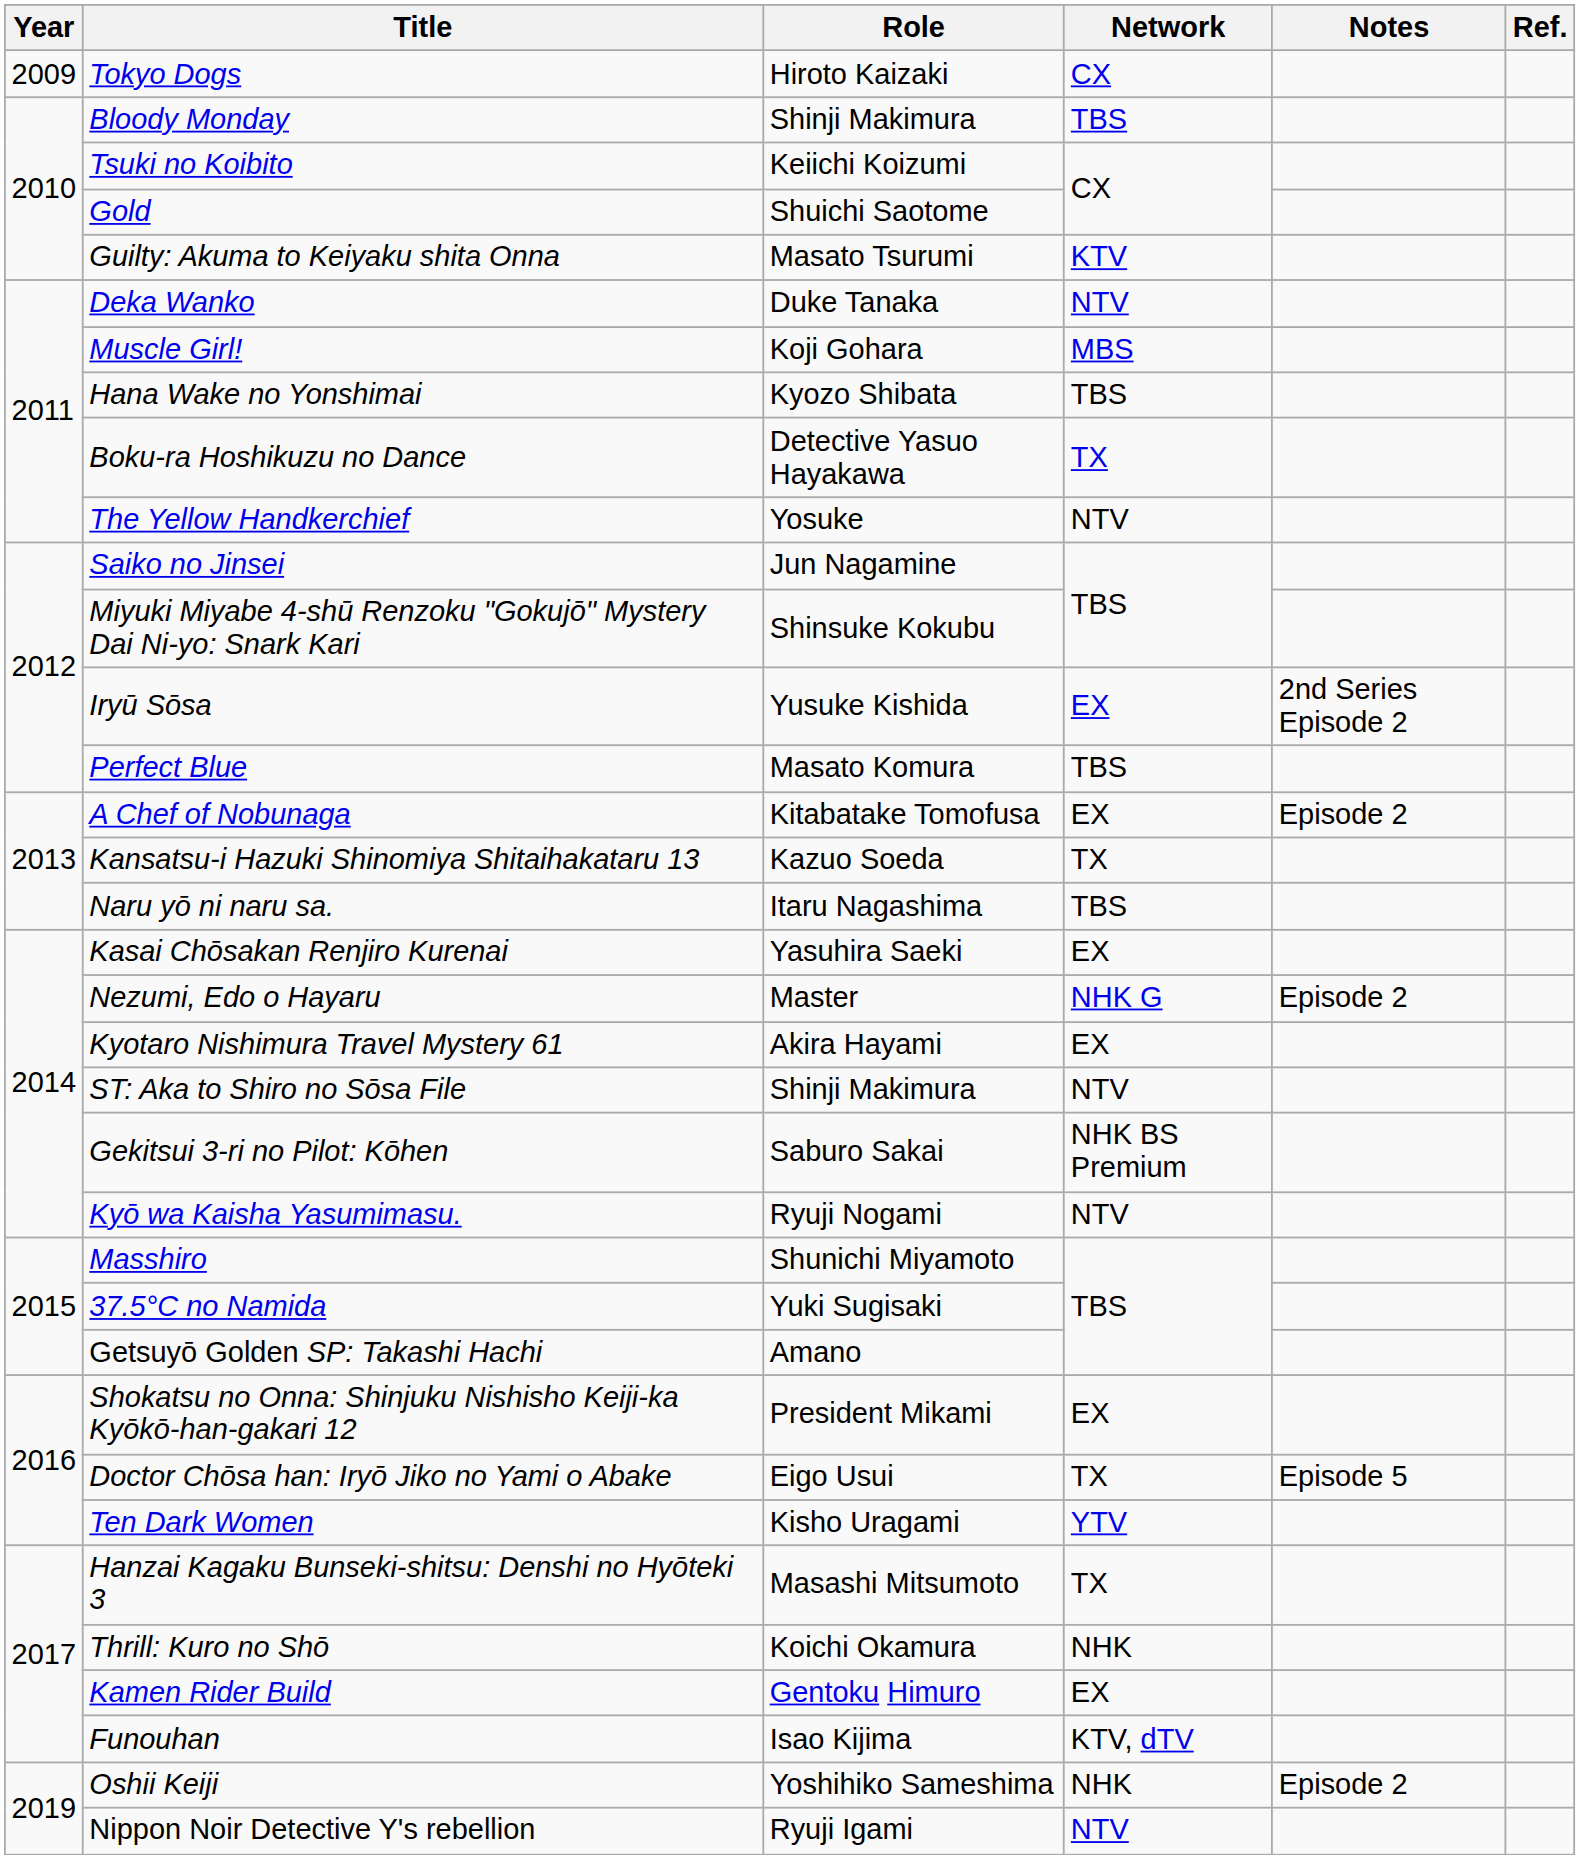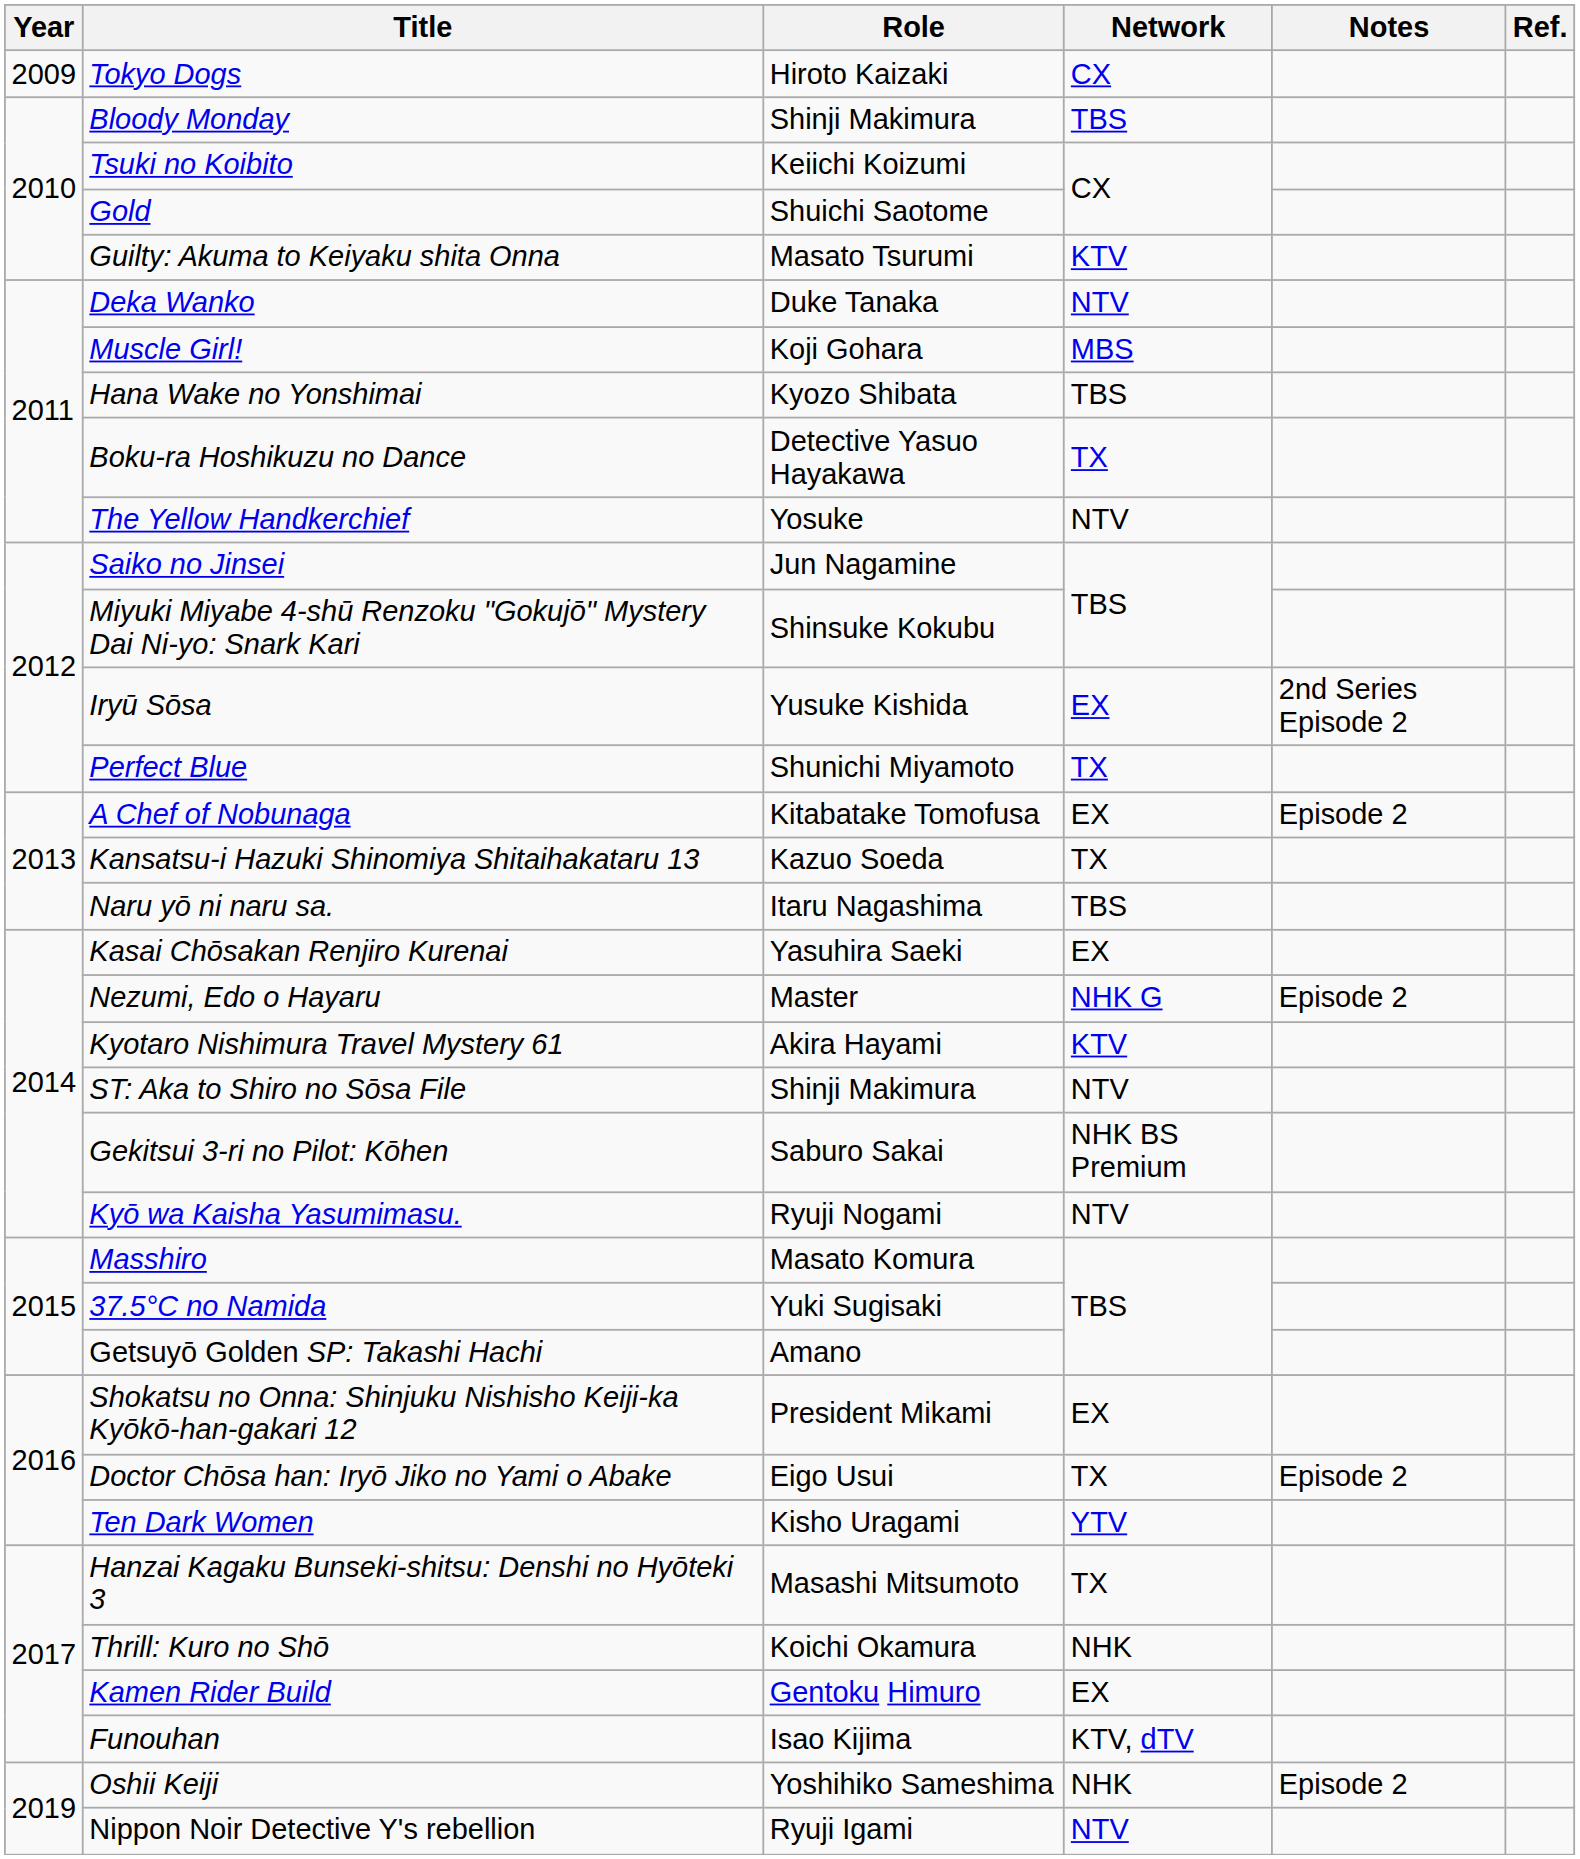(872, 768) Masato Komura -> (892, 768) Shunichi Miyamoto
(1099, 768) TBS -> (1089, 768) TX
(1090, 1043) EX -> (1099, 1043) KTV
(892, 1260) Shunichi Miyamoto -> (872, 1260) Masato Komura
(1343, 1476) Episode 5 -> (1343, 1476) Episode 2
